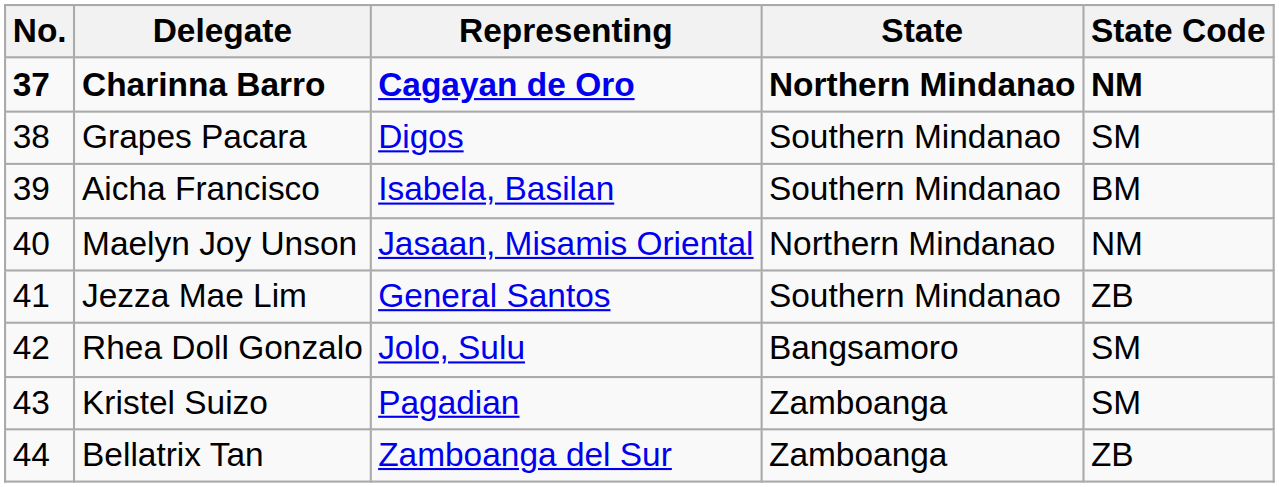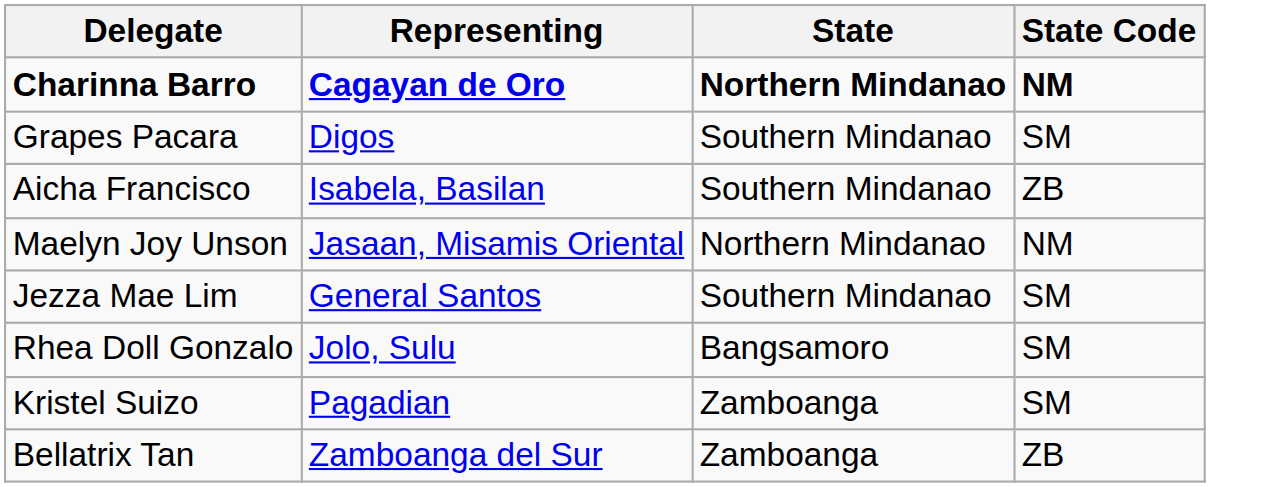- column: (40, 31)
(1116, 190) BM -> (1043, 190) ZB
(1112, 296) ZB -> (1047, 296) SM
